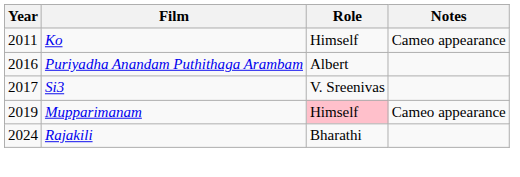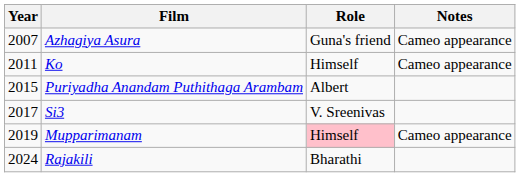+ row: (93, 40)
(23, 64) 2016 -> (23, 87) 2015
